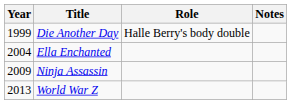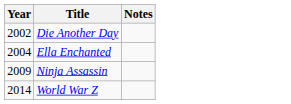- column: (187, 14)
(19, 33) 1999 -> (19, 33) 2002
(19, 90) 2013 -> (19, 90) 2014
